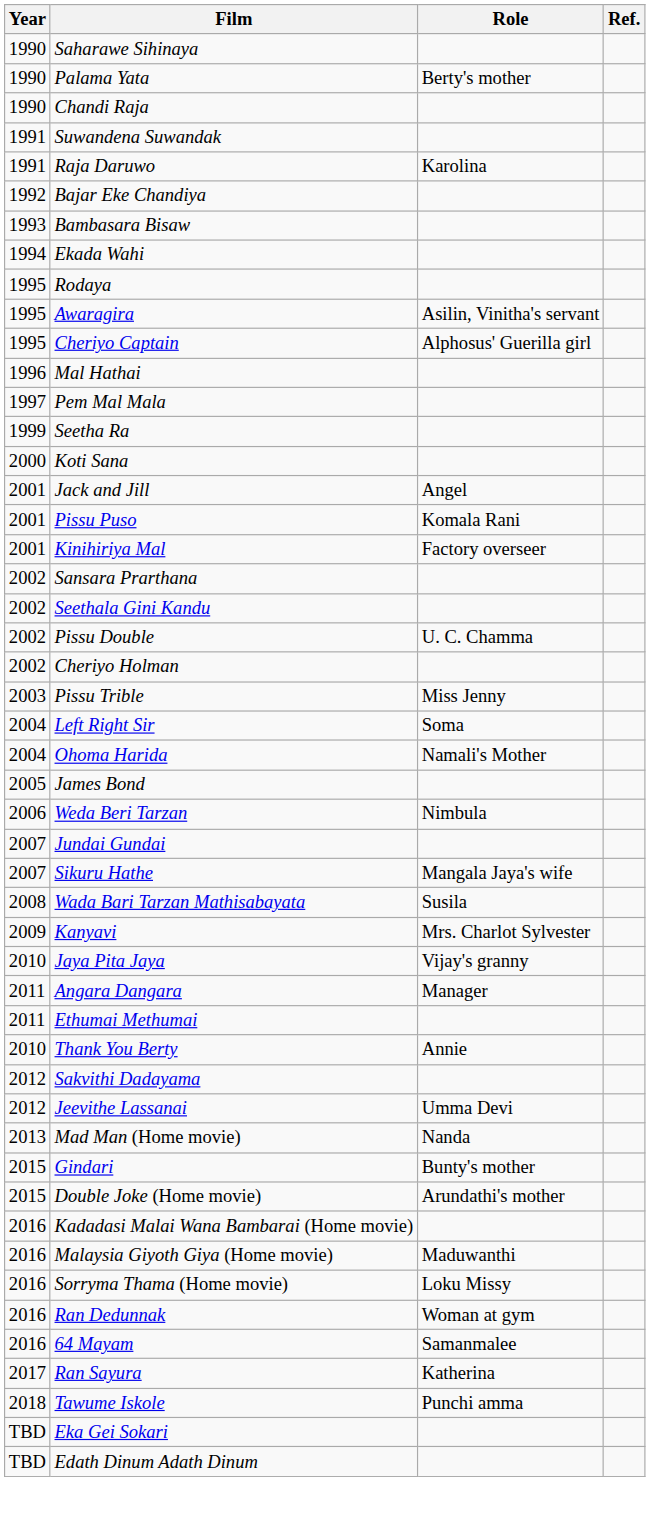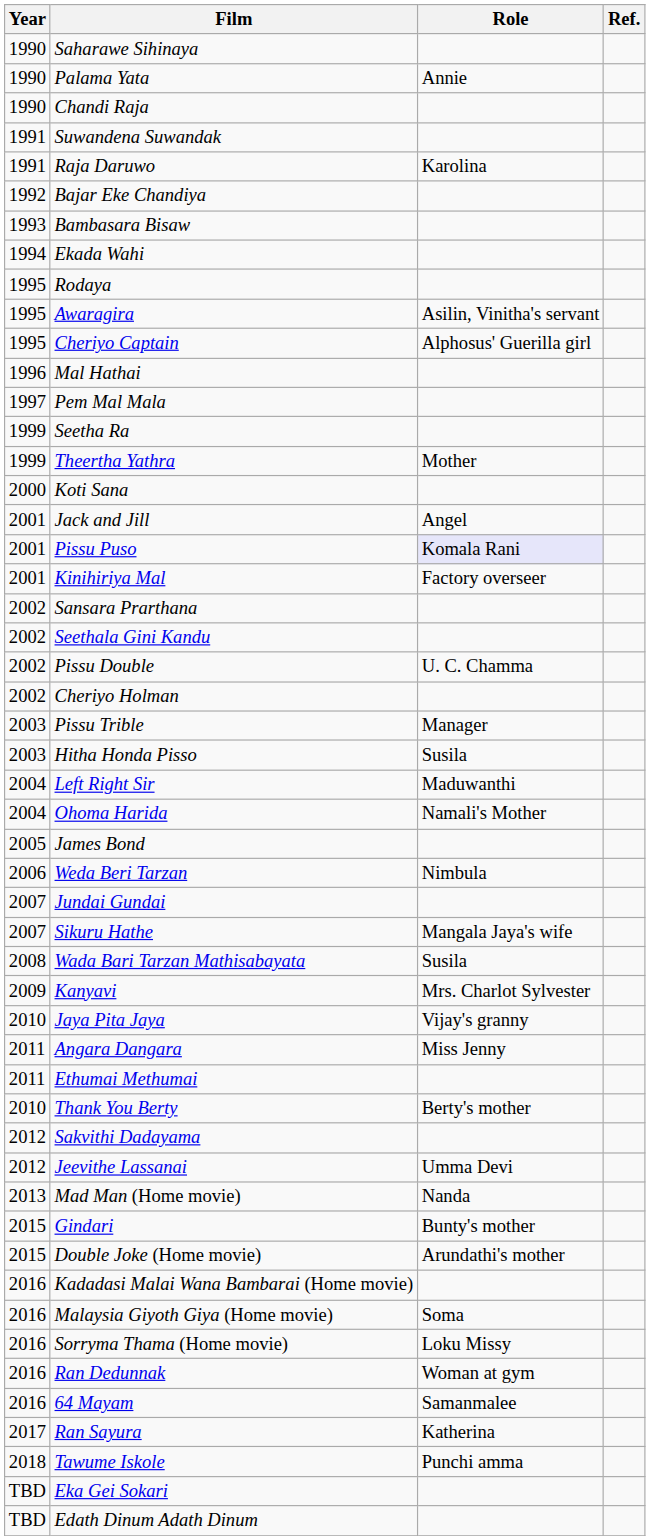(476, 78) Berty's mother -> (444, 78) Annie
+ row: (115, 460)
(471, 519) no background -> (471, 549) lavender background
(464, 696) Miss Jenny -> (455, 725) Manager
+ row: (126, 755)
(443, 725) Soma -> (469, 784) Maduwanthi
(455, 990) Manager -> (464, 1049) Miss Jenny
(444, 1049) Annie -> (476, 1108) Berty's mother
(469, 1255) Maduwanthi -> (443, 1314) Soma
